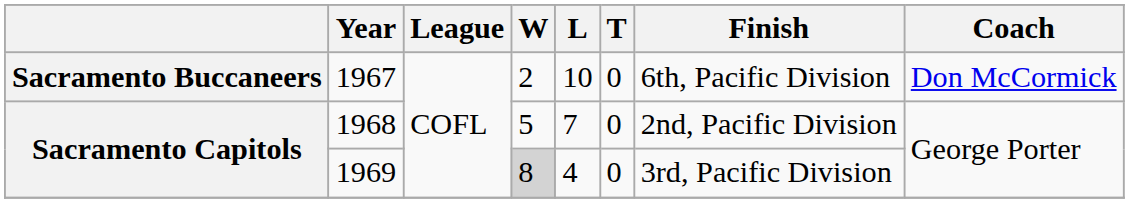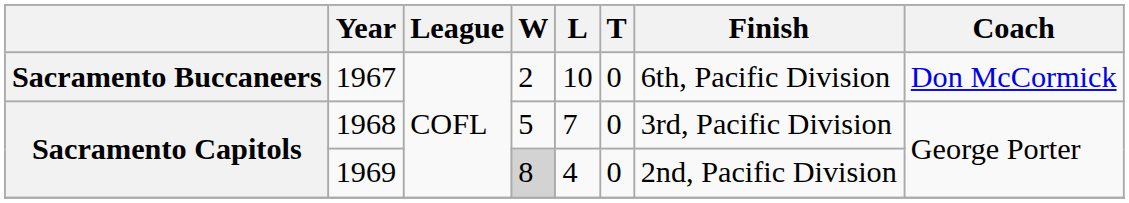(769, 124) 2nd, Pacific Division -> (766, 124) 3rd, Pacific Division
(766, 172) 3rd, Pacific Division -> (769, 172) 2nd, Pacific Division
